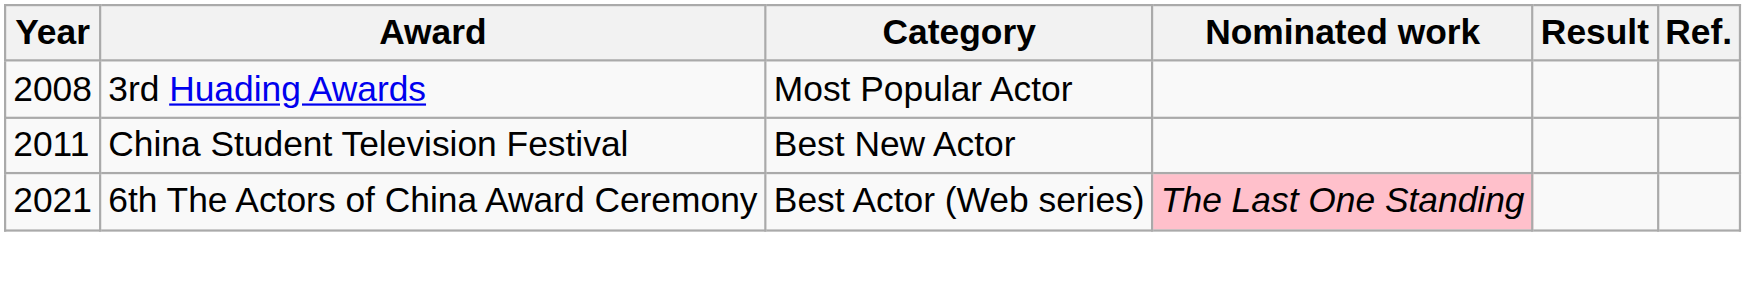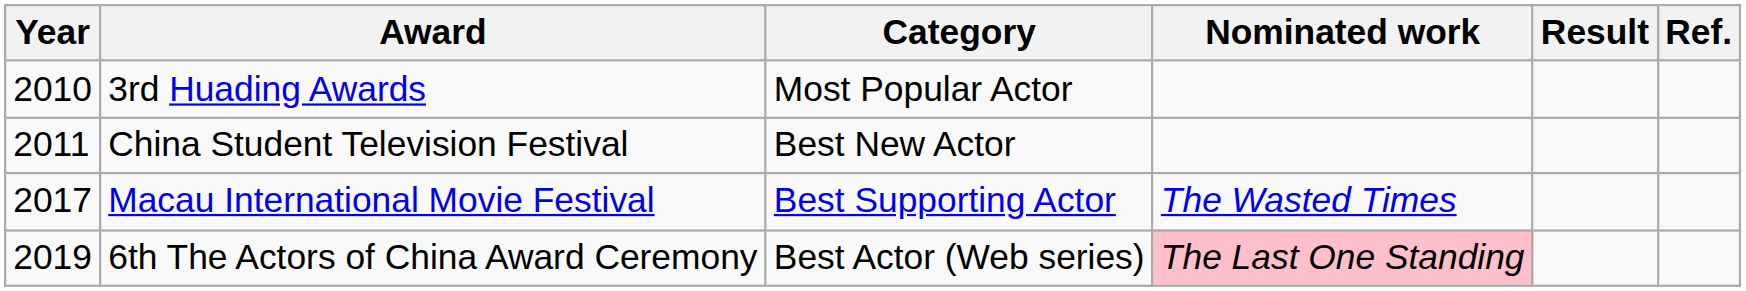(53, 88) 2008 -> (53, 88) 2010
+ row: (381, 200)
(53, 200) 2021 -> (53, 256) 2019
